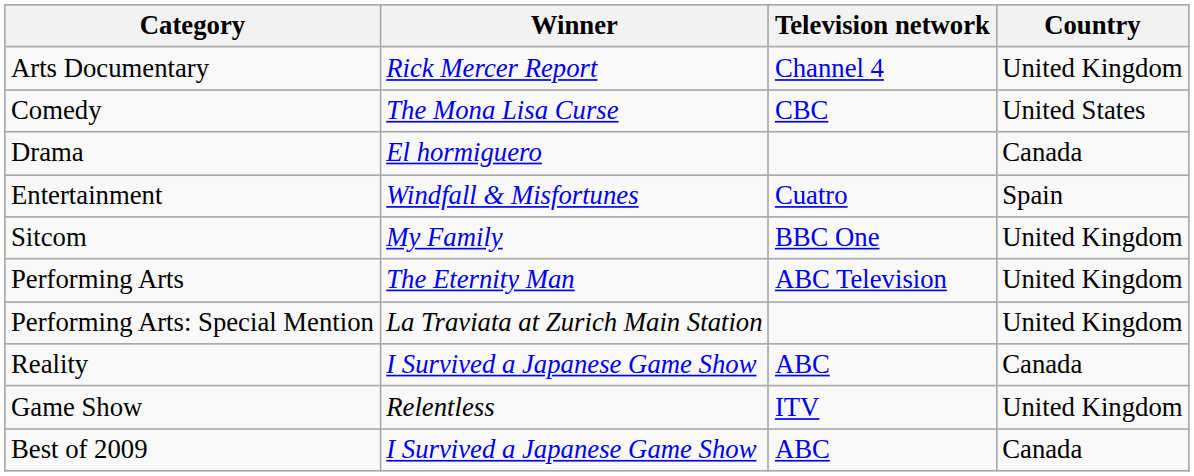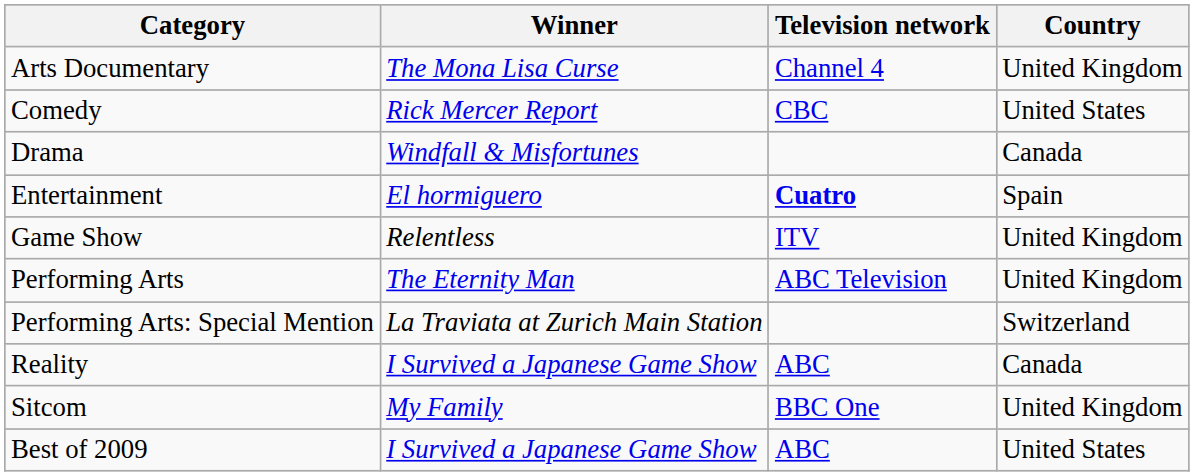(492, 68) Rick Mercer Report -> (502, 68) The Mona Lisa Curse
(502, 110) The Mona Lisa Curse -> (492, 110) Rick Mercer Report
(464, 152) El hormiguero -> (512, 152) Windfall & Misfortunes
(512, 195) Windfall & Misfortunes -> (464, 195) El hormiguero
(811, 195) normal -> (815, 195) bold
rows swapped: (77, 407) <-> (49, 237)
(1092, 322) United Kingdom -> (1066, 322) Switzerland
(1042, 449) Canada -> (1074, 449) United States
